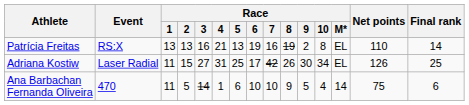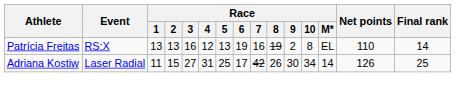(221, 46) 21 -> (207, 46) 12
(341, 64) EL -> (328, 64) 14
- row: (50, 87)
